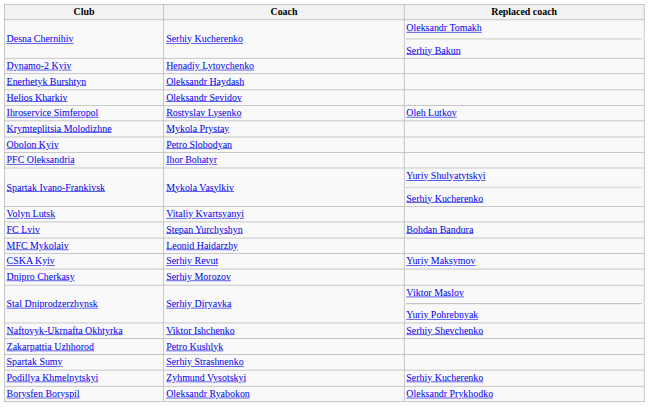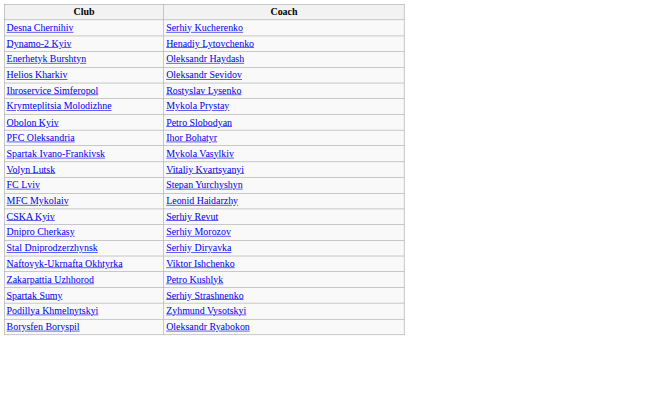- column: (524, 12)
